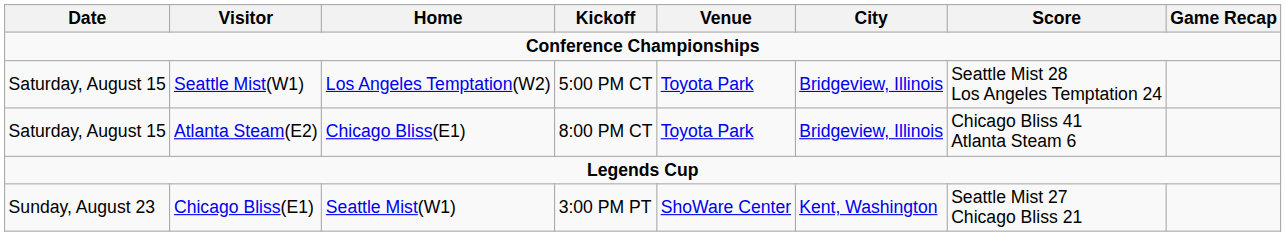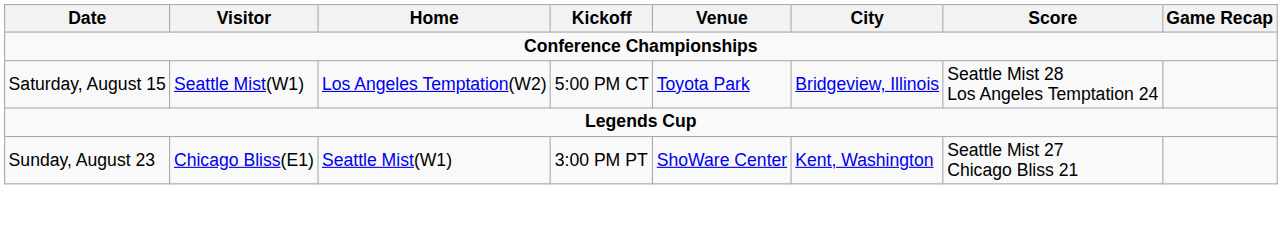- row: (246, 131)
